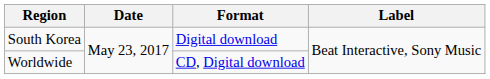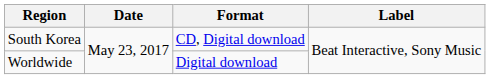(226, 39) Digital download -> (240, 39) CD, Digital download
(240, 62) CD, Digital download -> (226, 62) Digital download
